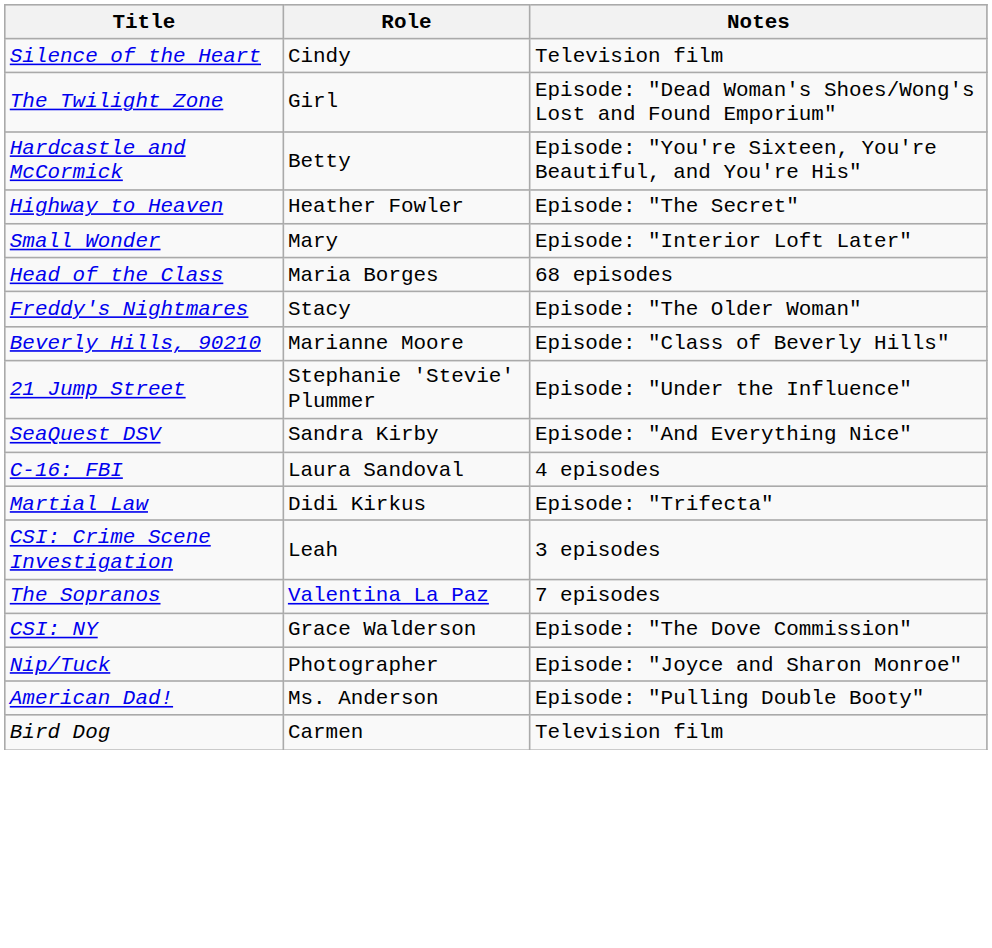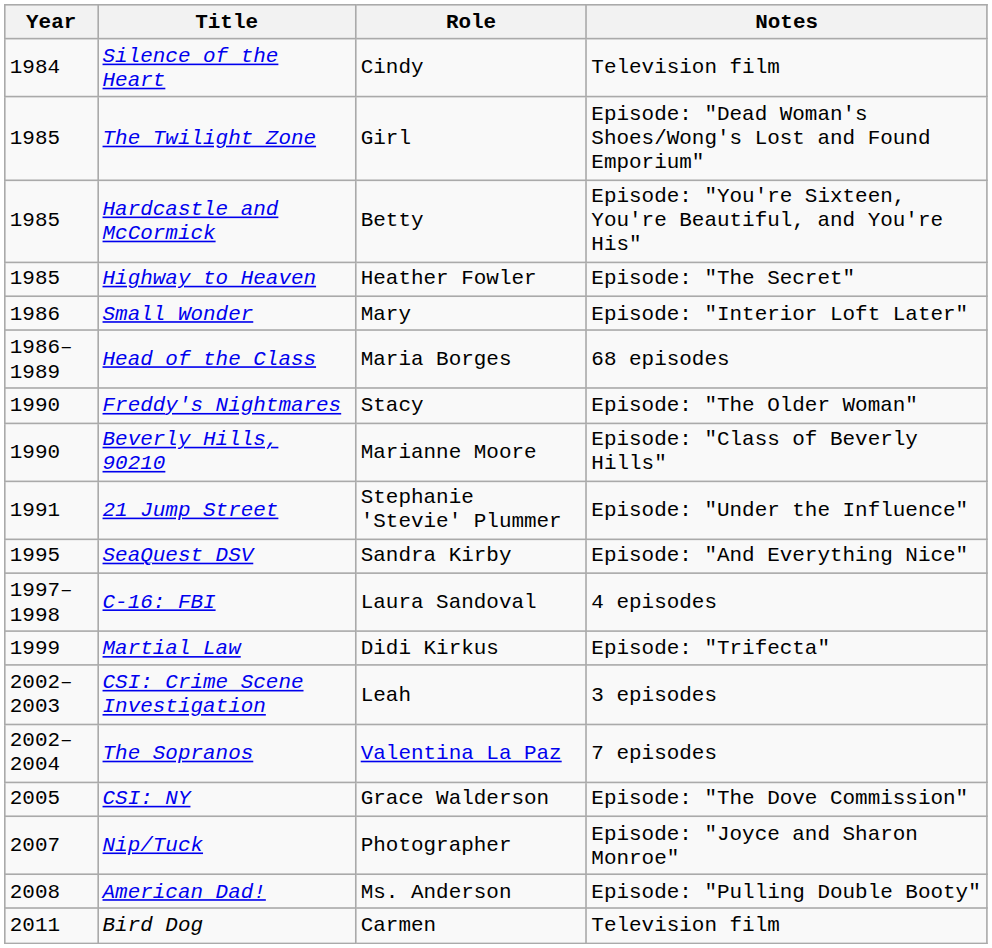+ column: (51, 22)
